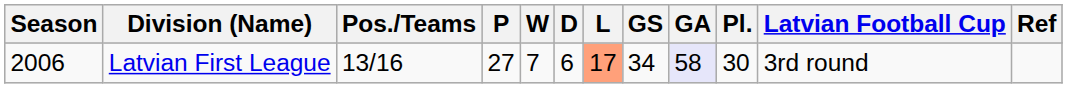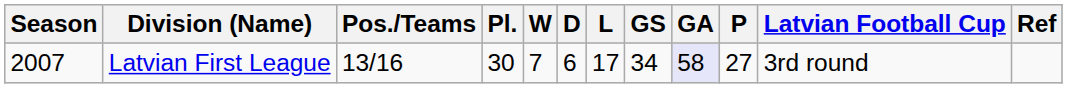columns swapped: (737, 23) <-> (501, 23)
(38, 62) 2006 -> (38, 62) 2007
(603, 62) lightsalmon background -> (606, 62) no background
